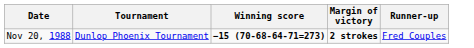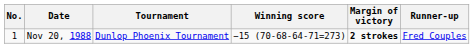+ column: (15, 17)
(269, 36) bold -> (290, 36) normal
